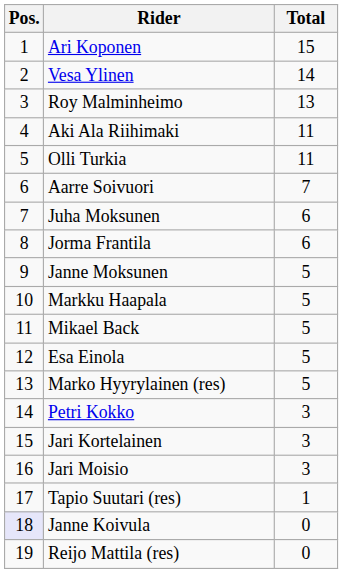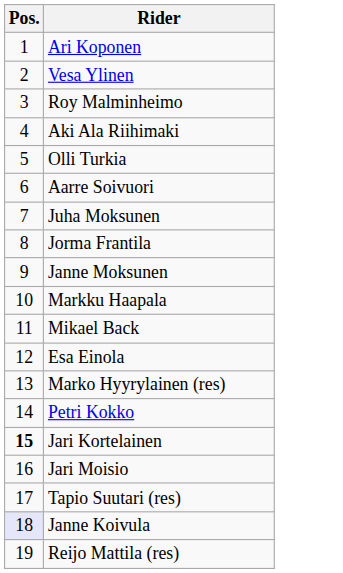- column: (306, 18)
(24, 441) normal -> (24, 441) bold
